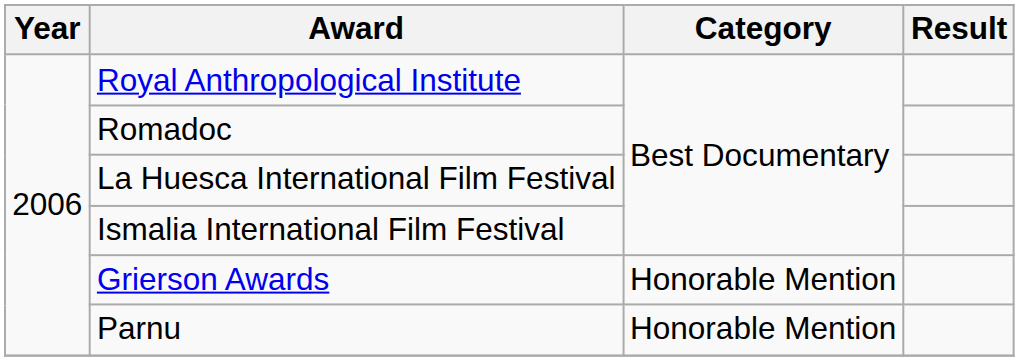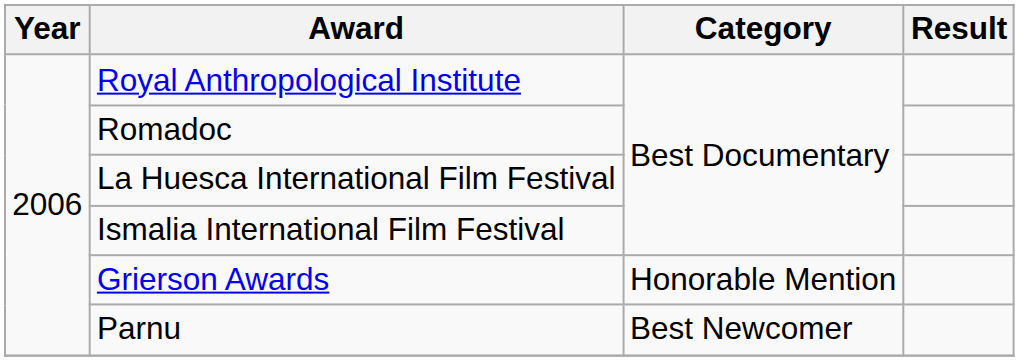(763, 329) Honorable Mention -> (741, 329) Best Newcomer
